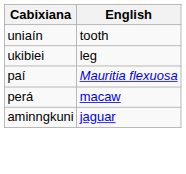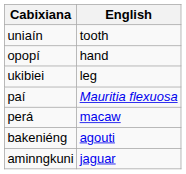+ row: (24, 55)
+ row: (37, 138)
